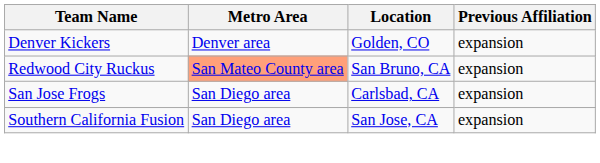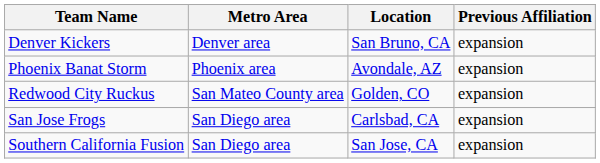(390, 42) Golden, CO -> (401, 42) San Bruno, CA
+ row: (77, 68)
(268, 68) lightsalmon background -> (268, 94) no background
(401, 68) San Bruno, CA -> (390, 94) Golden, CO
